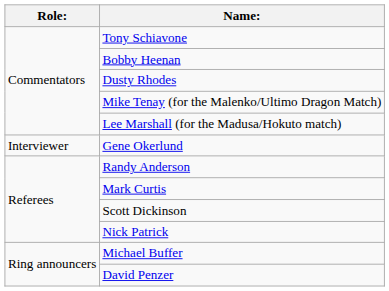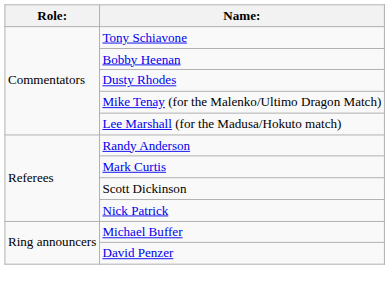- row: (143, 145)
